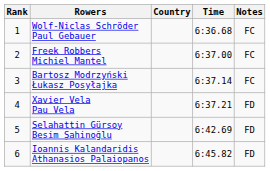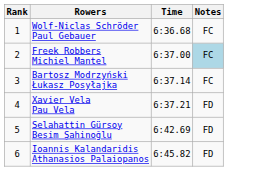- column: (172, 12)
(249, 56) no background -> (208, 56) lightblue background
